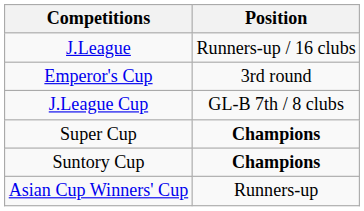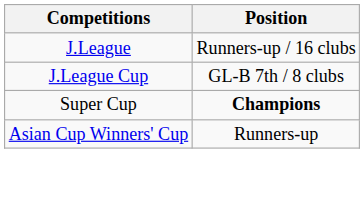- row: (98, 76)
- row: (98, 162)
